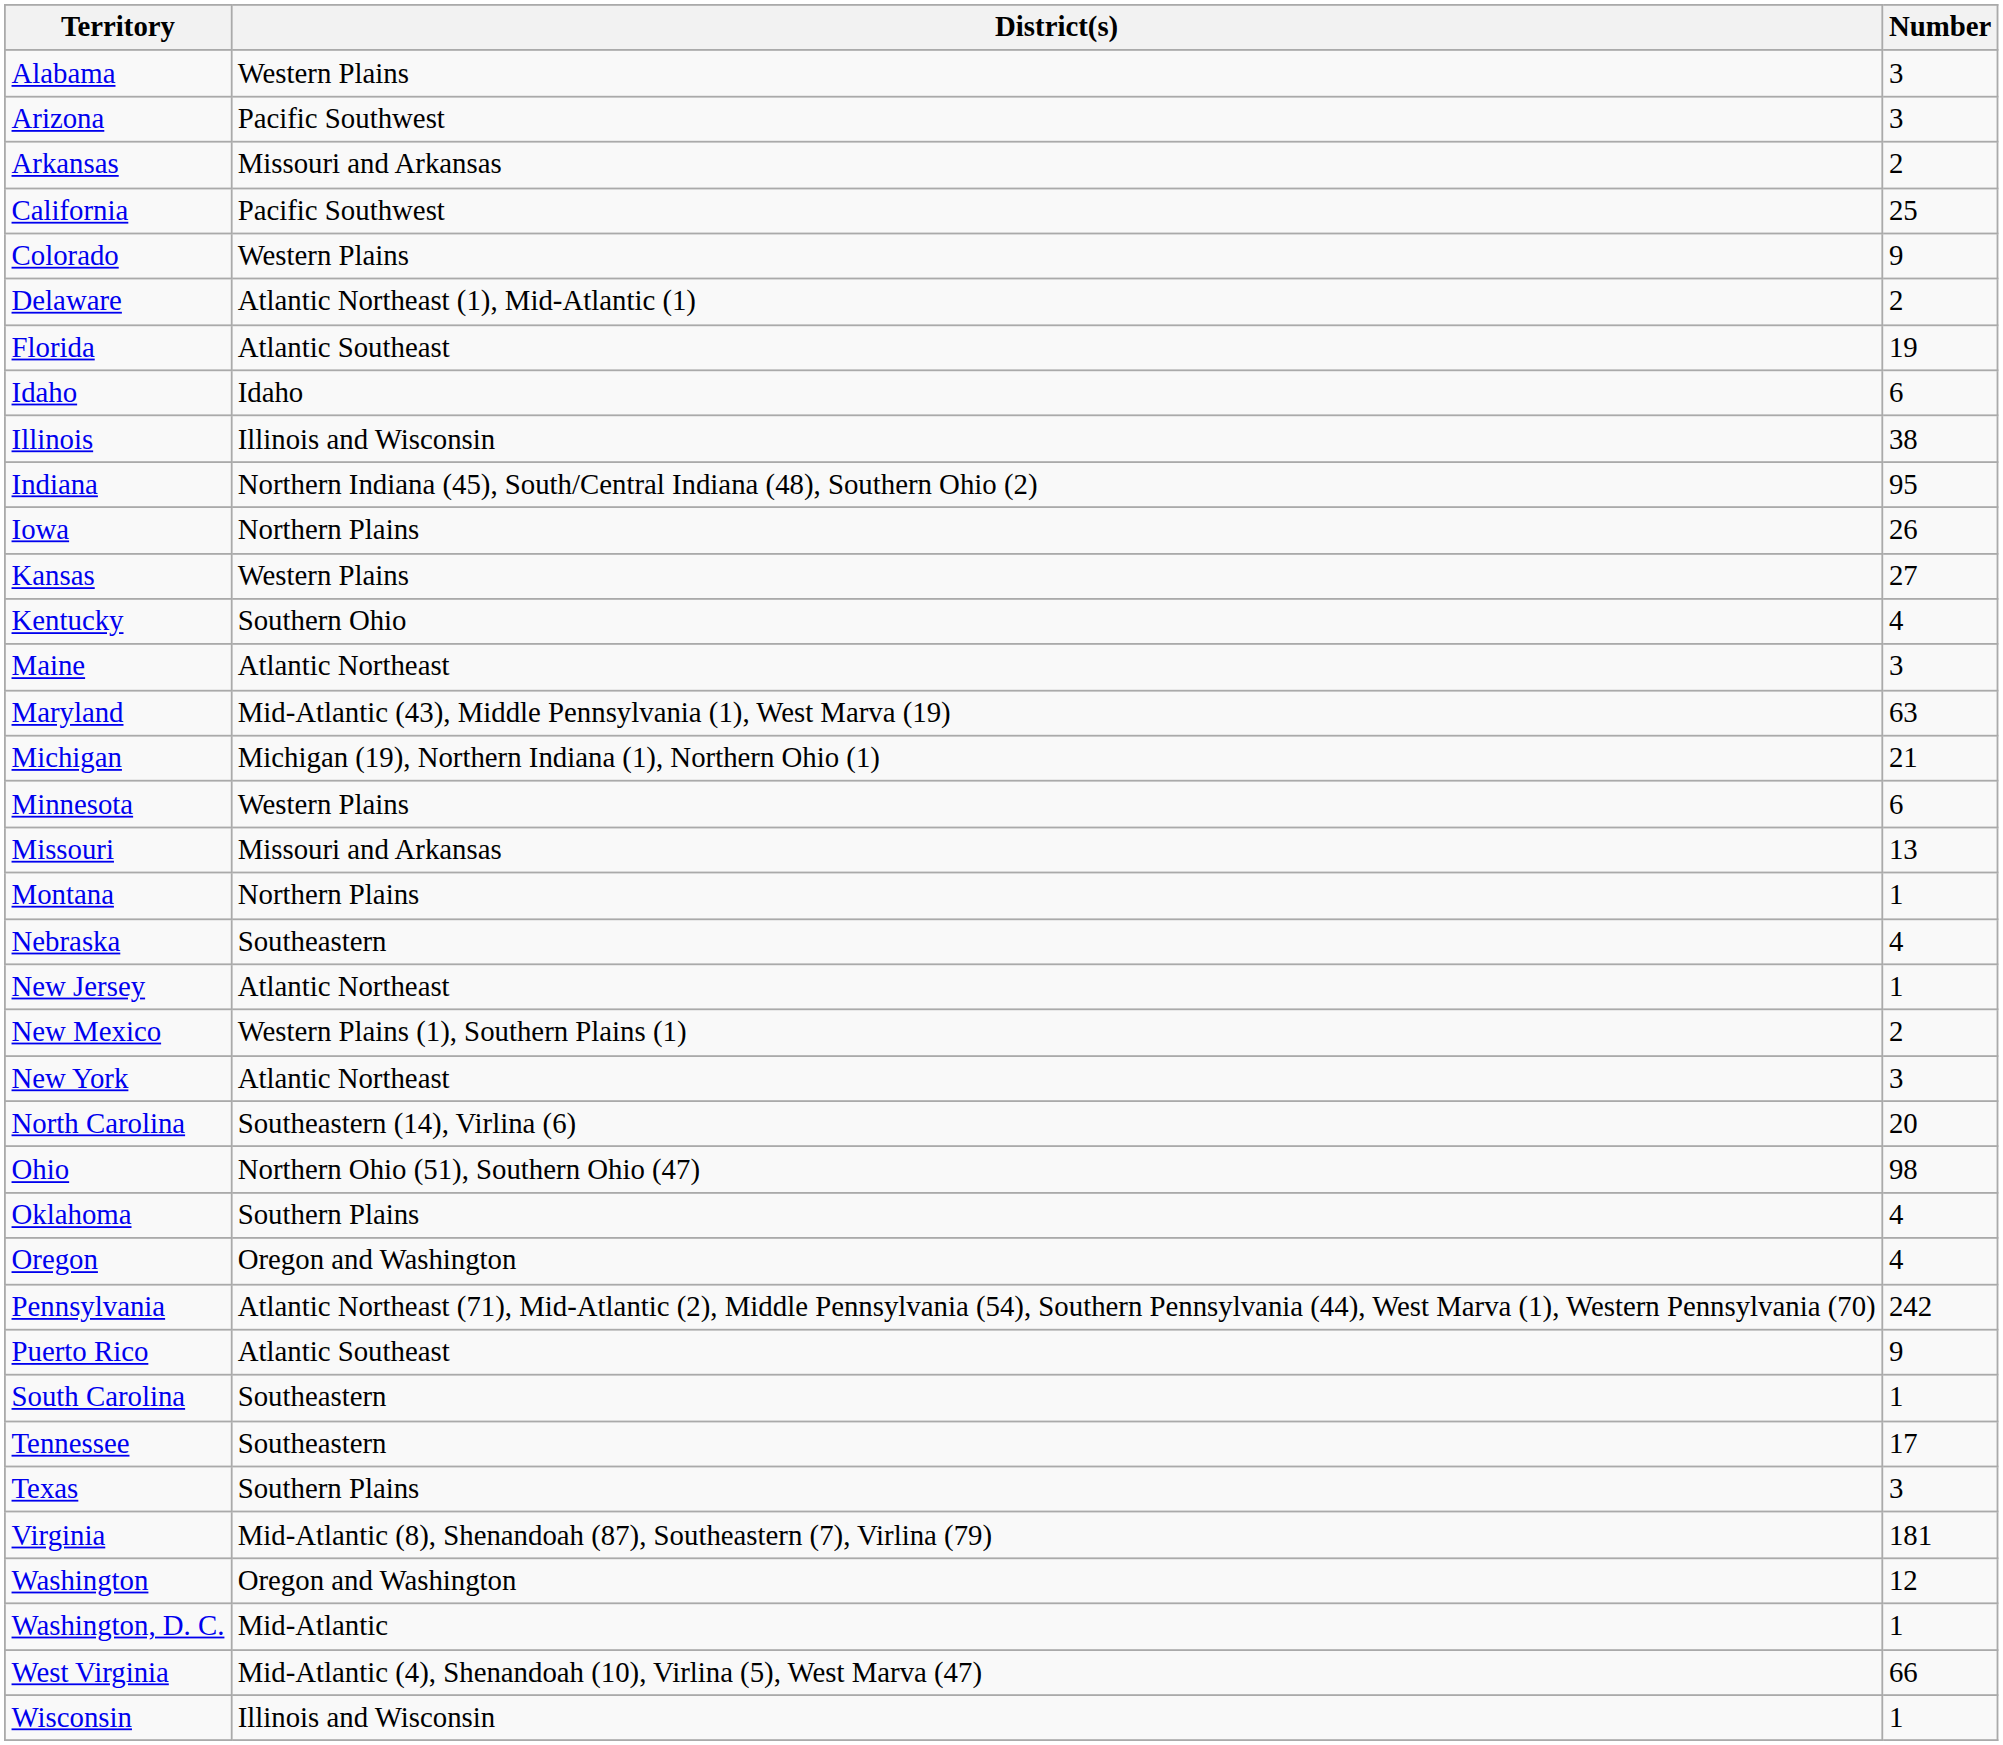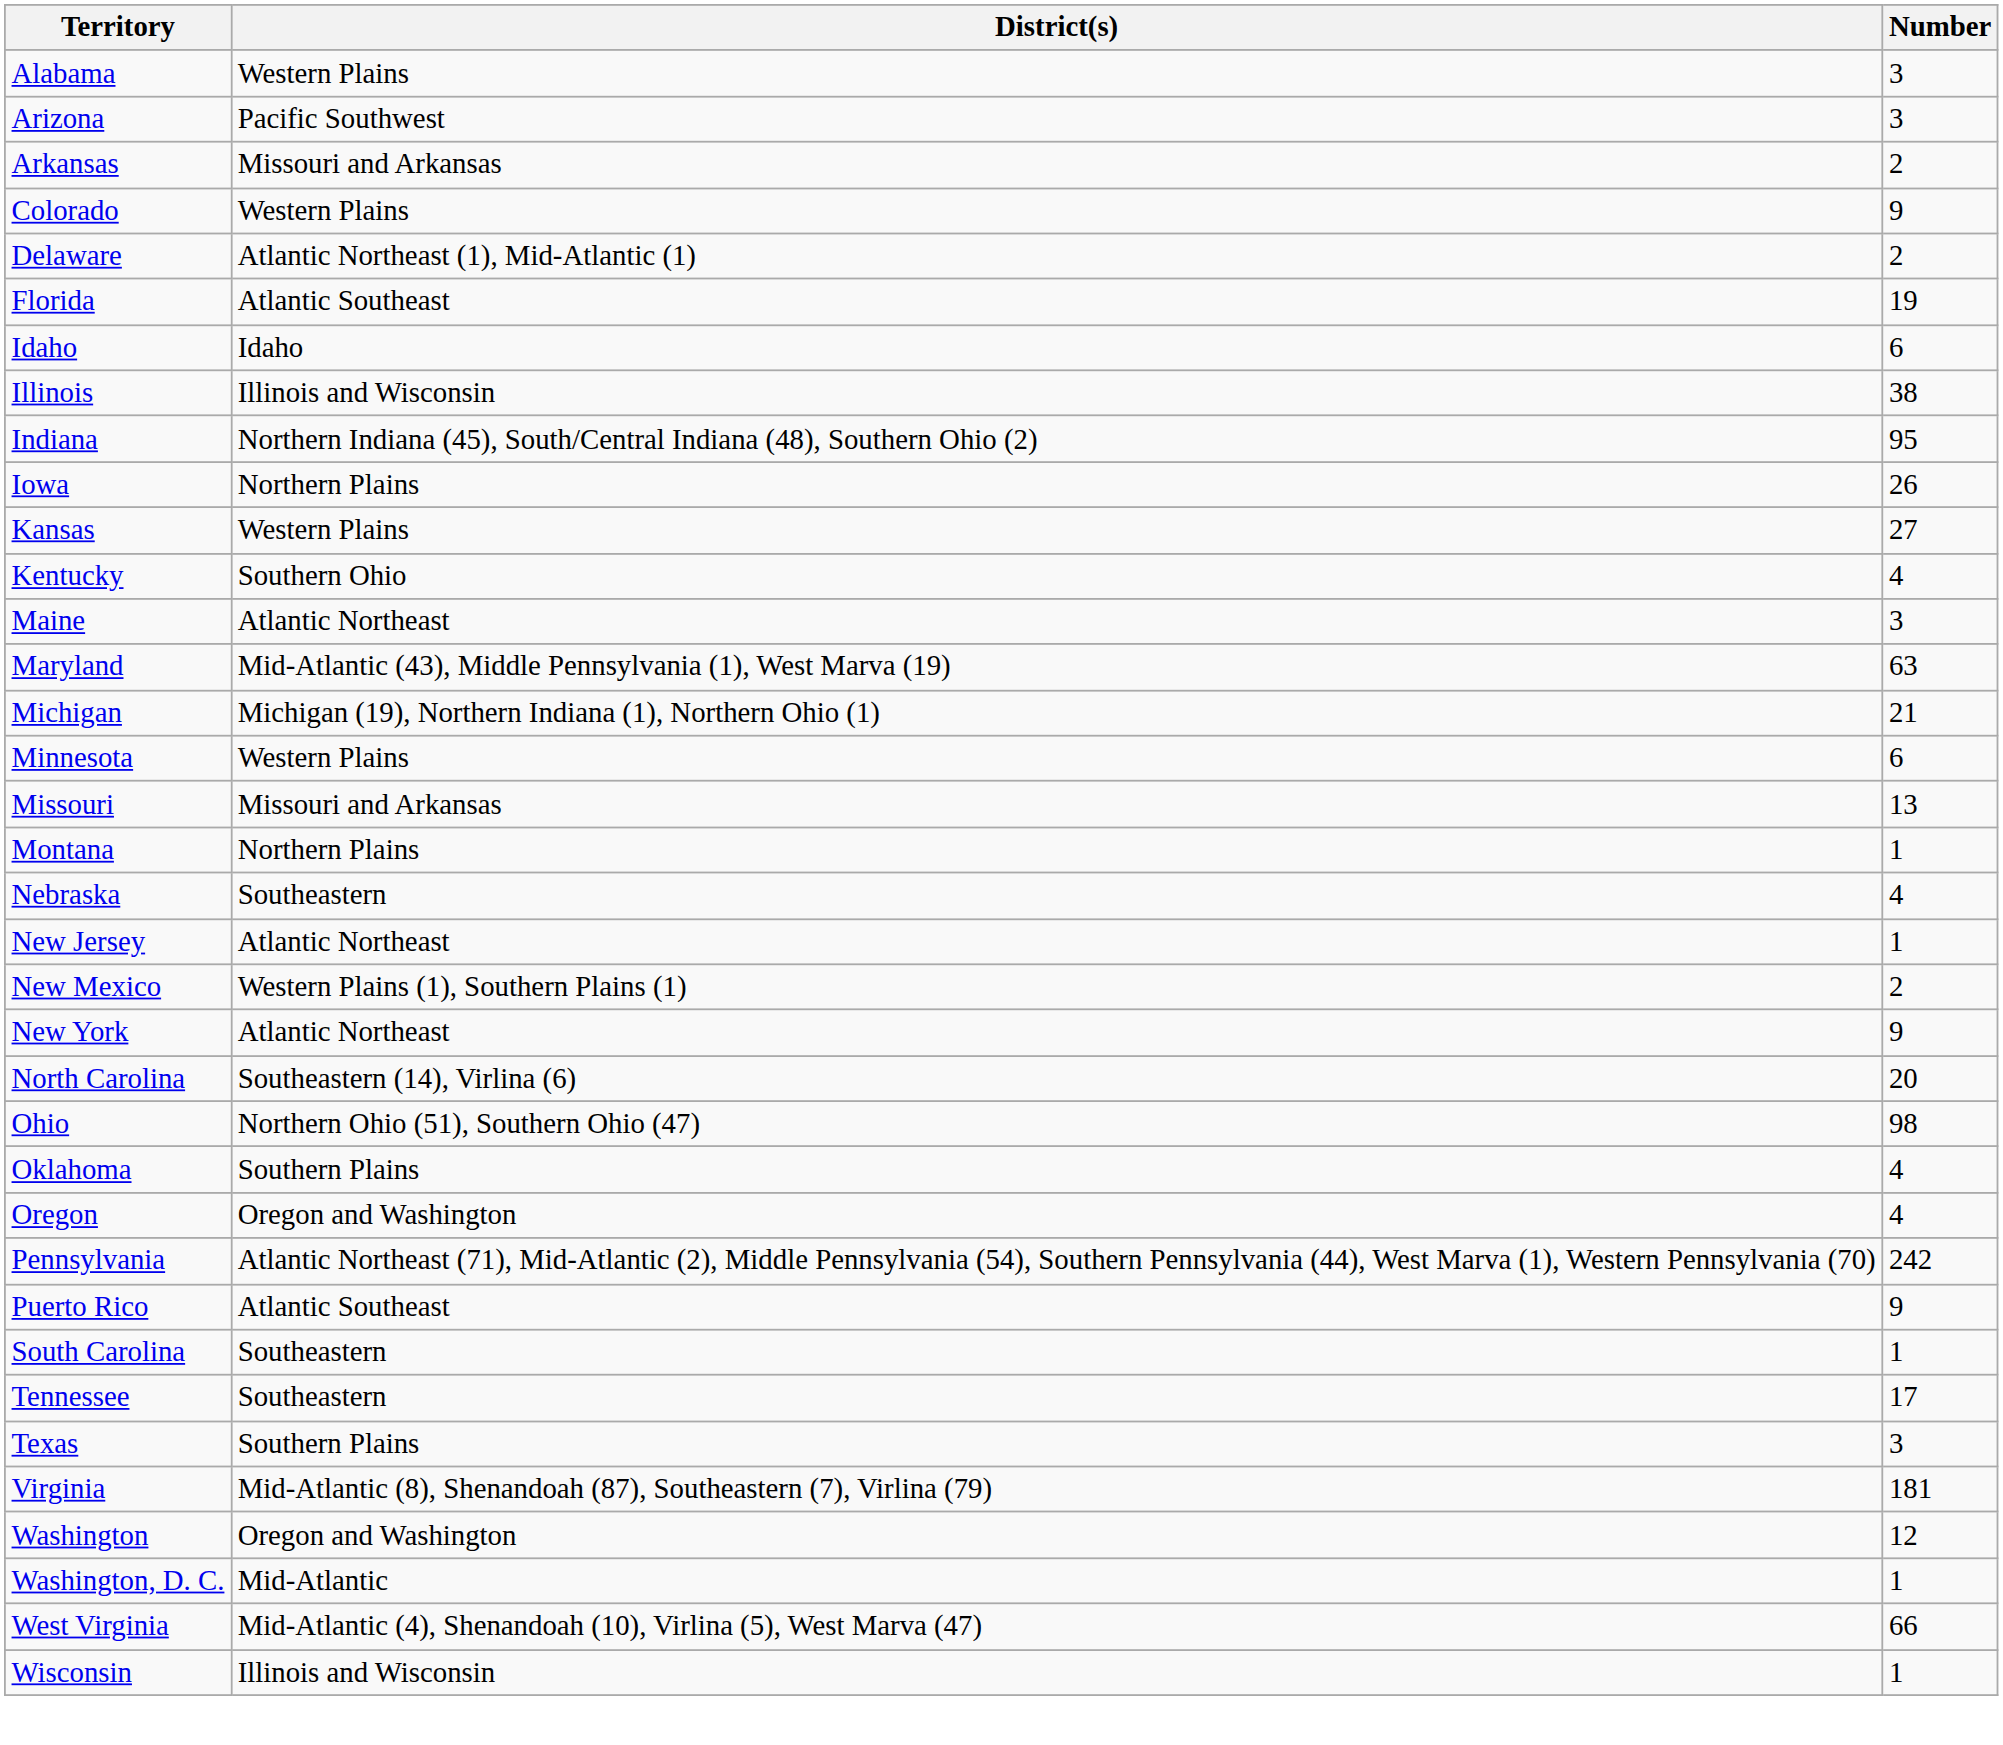- row: (70, 210)
(1896, 1077) 3 -> (1896, 1032) 9
